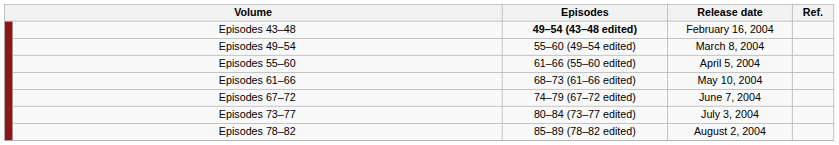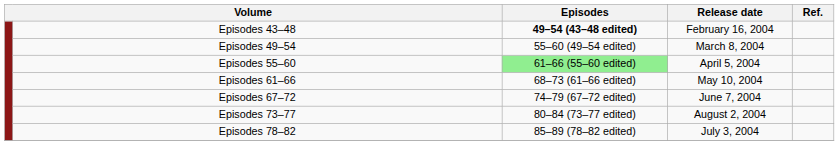(585, 64) no background -> (585, 64) lightgreen background
(730, 115) July 3, 2004 -> (730, 115) August 2, 2004
(730, 132) August 2, 2004 -> (730, 132) July 3, 2004
